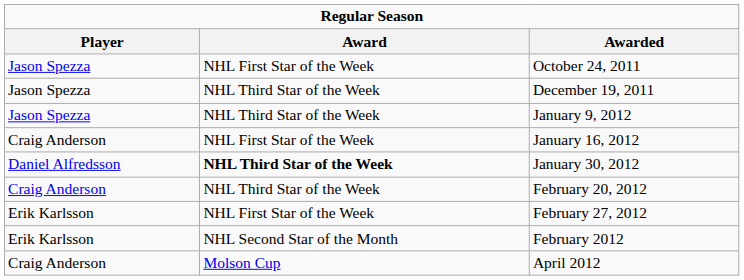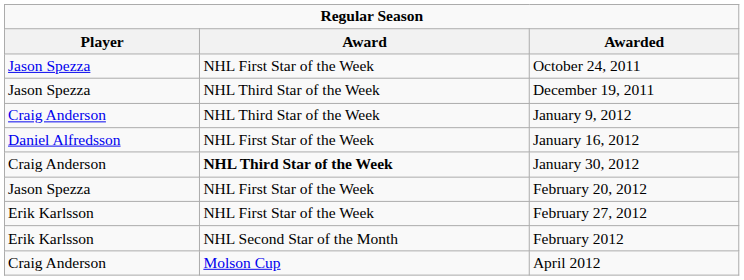(49, 115) Jason Spezza -> (57, 115) Craig Anderson
(57, 139) Craig Anderson -> (64, 139) Daniel Alfredsson
(64, 164) Daniel Alfredsson -> (57, 164) Craig Anderson
(57, 189) Craig Anderson -> (49, 189) Jason Spezza
(292, 189) NHL Third Star of the Week -> (289, 189) NHL First Star of the Week
